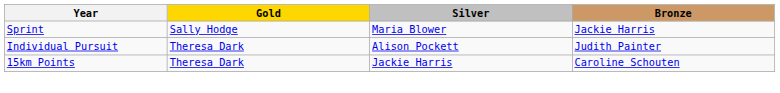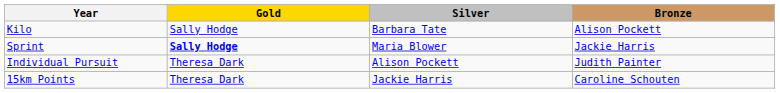+ row: (19, 30)
(204, 30) normal -> (204, 46) bold
